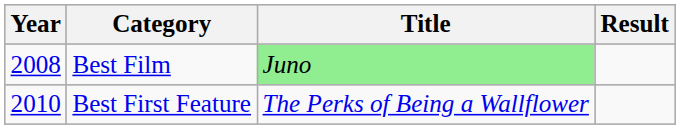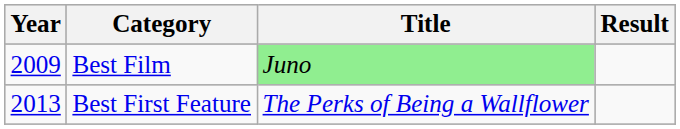(36, 64) 2008 -> (36, 64) 2009
(36, 104) 2010 -> (36, 104) 2013
